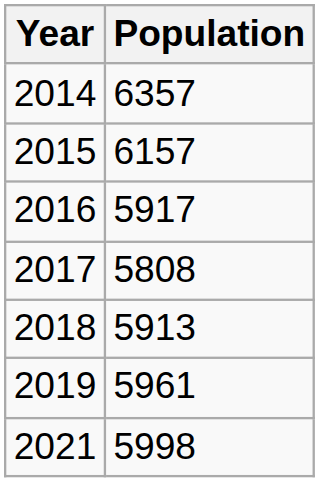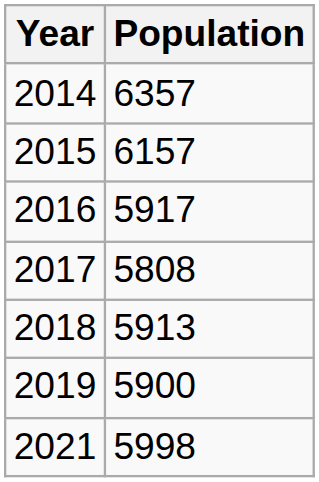(155, 387) 5961 -> (155, 387) 5900
